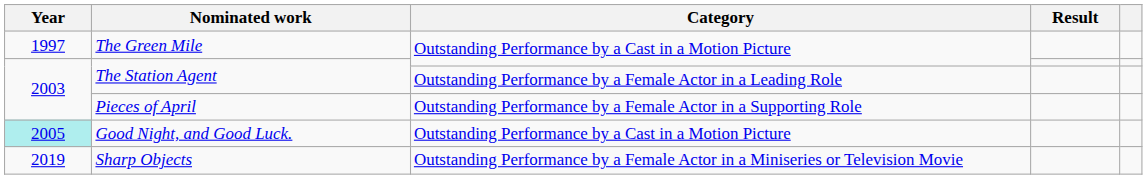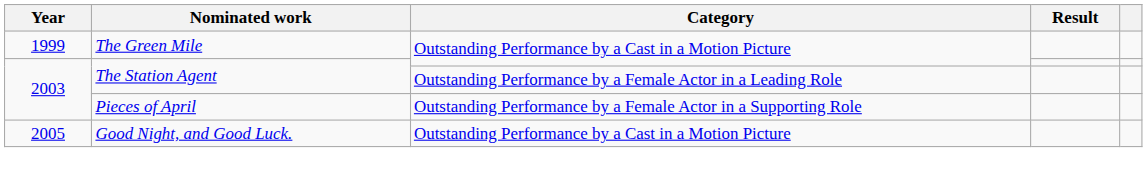(48, 44) 1997 -> (48, 44) 1999
(48, 133) paleturquoise background -> (48, 133) no background
- row: (144, 160)
